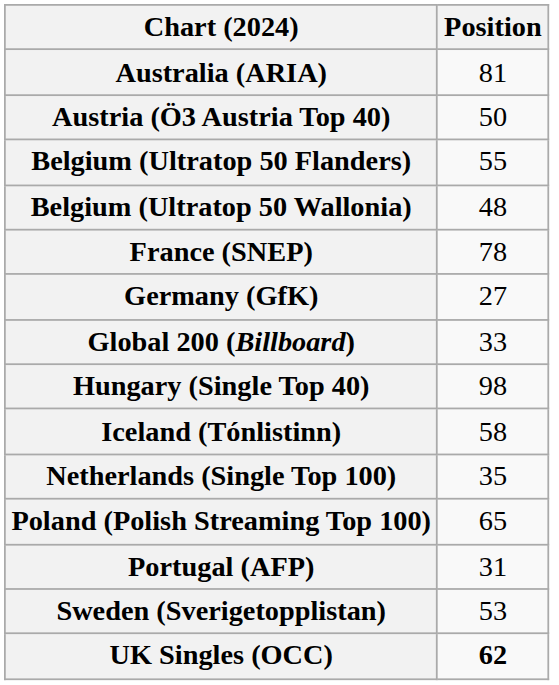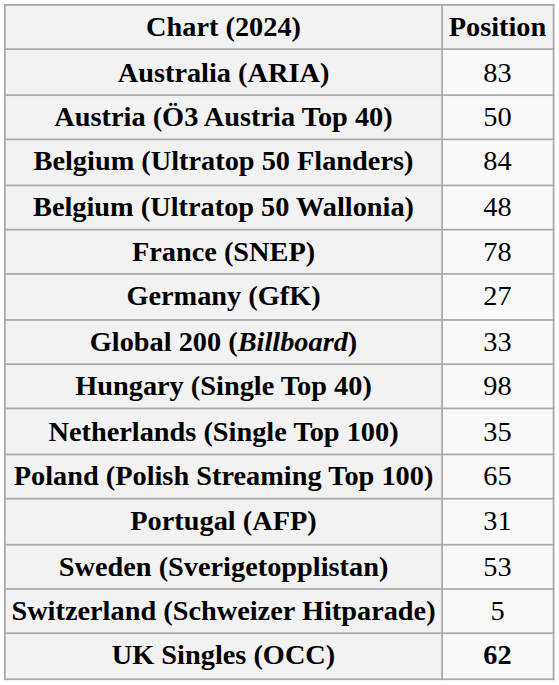(493, 71) 81 -> (497, 71) 83
(493, 161) 55 -> (497, 161) 84
- row: (221, 431)
+ row: (224, 610)
